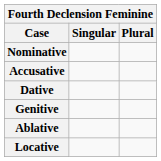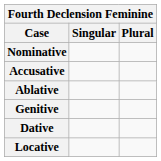rows swapped: (37, 90) <-> (37, 128)
